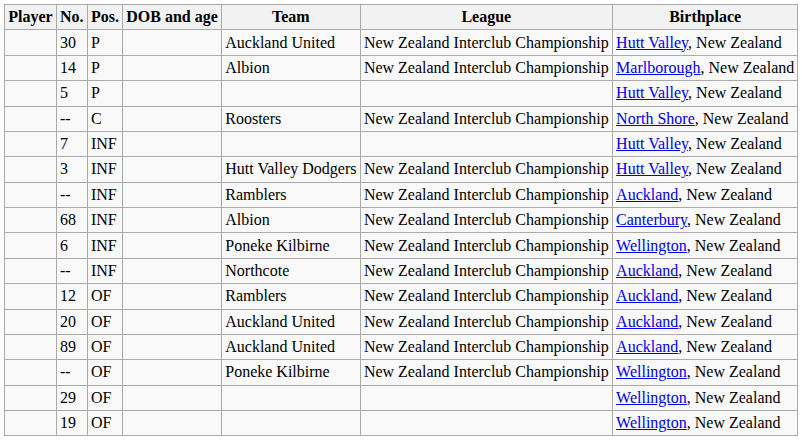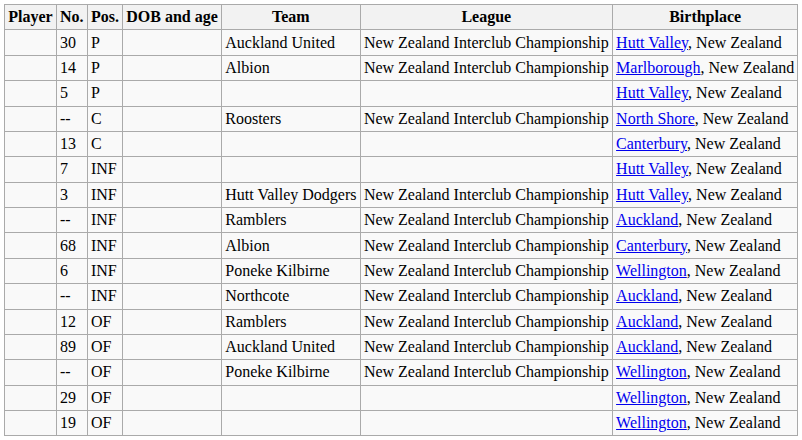+ row: (68, 144)
- row: (68, 321)
